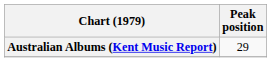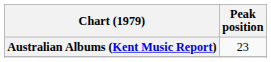(243, 47) 29 -> (243, 47) 23
